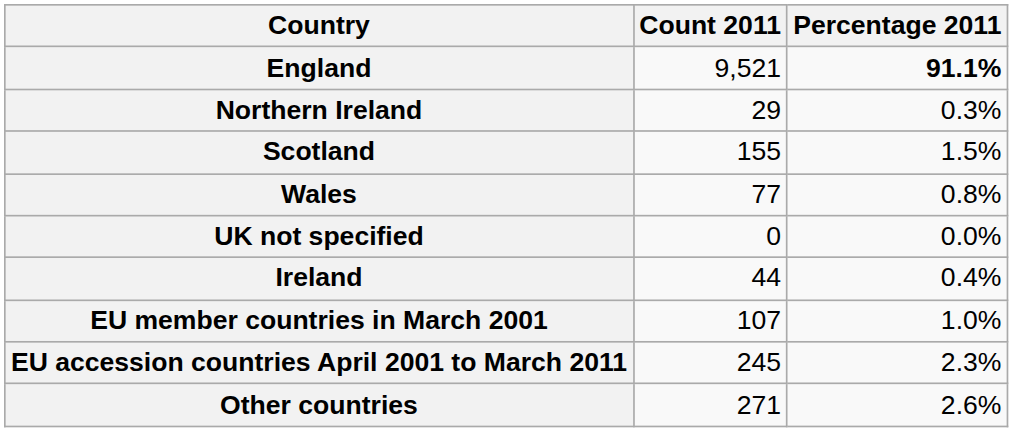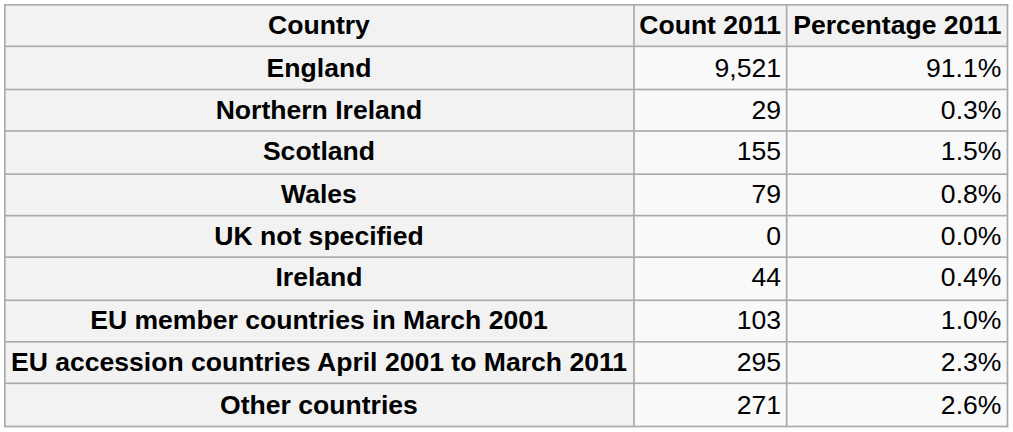(964, 67) bold -> (964, 67) normal
(766, 194) 77 -> (766, 194) 79
(759, 320) 107 -> (759, 320) 103
(759, 362) 245 -> (759, 362) 295
